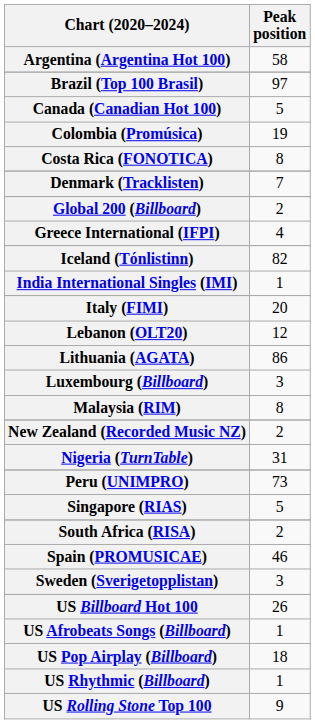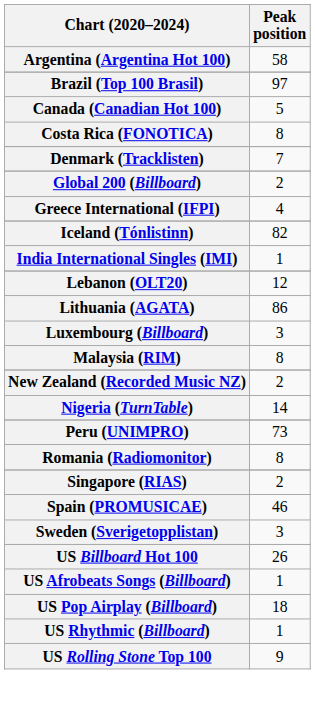- row: (127, 134)
- row: (127, 308)
(280, 457) 31 -> (280, 407) 14
+ row: (127, 457)
(280, 507) 5 -> (280, 482) 2
- row: (127, 531)
